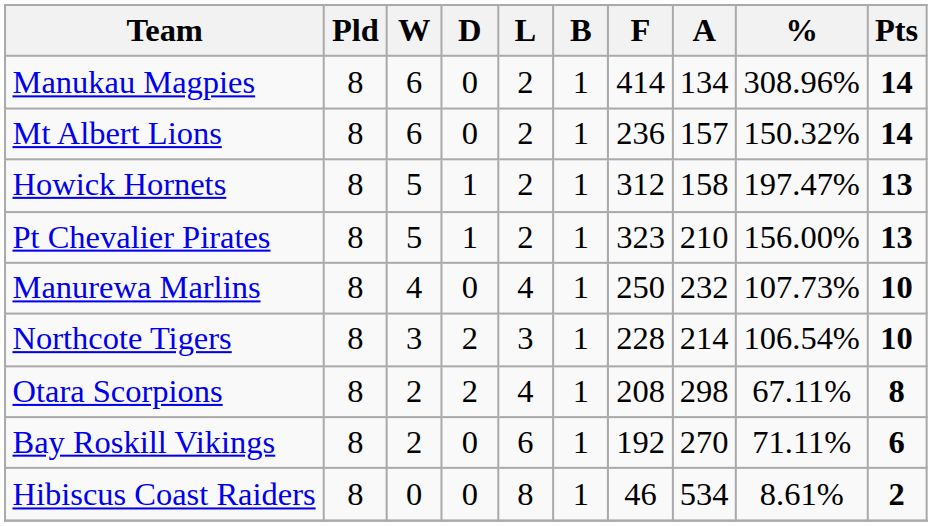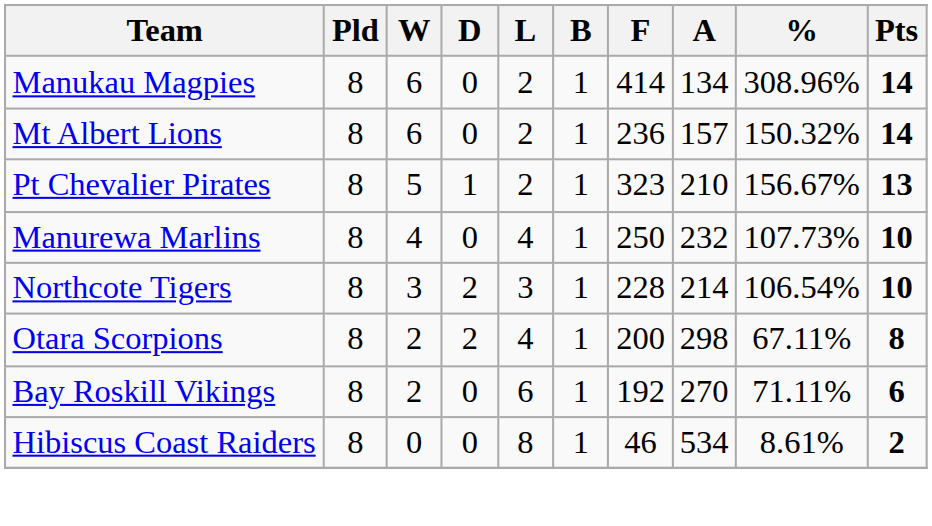- row: (119, 184)
(802, 236) 156.00% -> (802, 184) 156.67%
(641, 390) 208 -> (641, 339) 200
